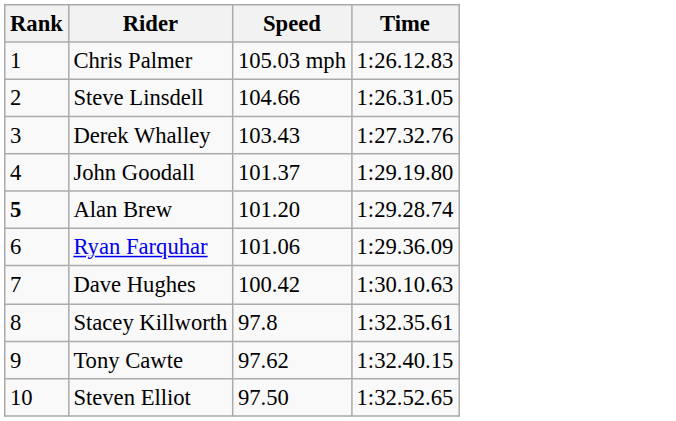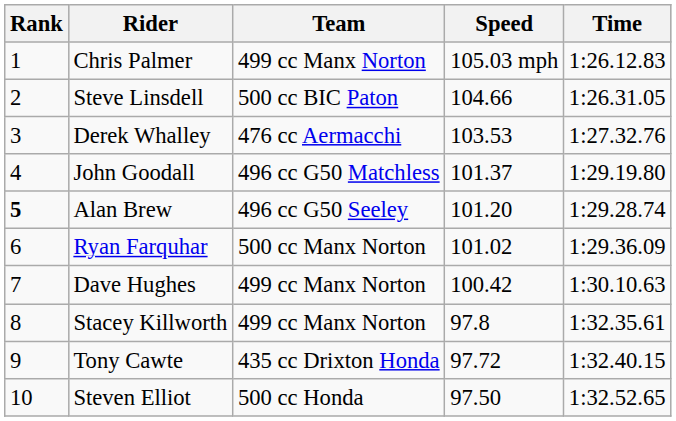+ column: (339, 23)
(269, 135) 103.43 -> (481, 135) 103.53
(269, 247) 101.06 -> (481, 247) 101.02
(263, 359) 97.62 -> (476, 359) 97.72
